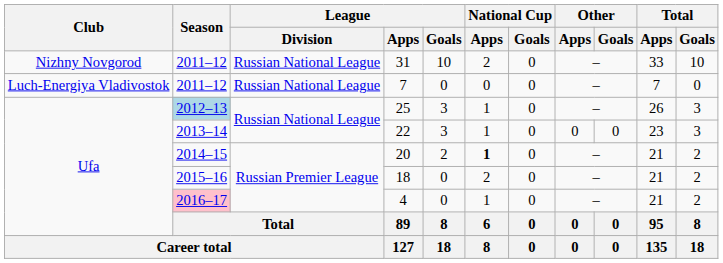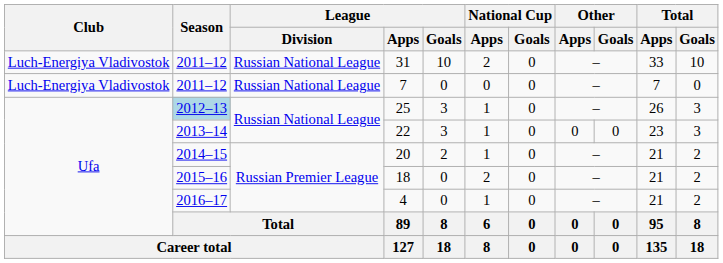(89, 62) Nizhny Novgorod -> (89, 62) Luch-Energiya Vladivostok
(487, 154) bold -> (487, 154) normal
(202, 200) pink background -> (202, 200) no background
